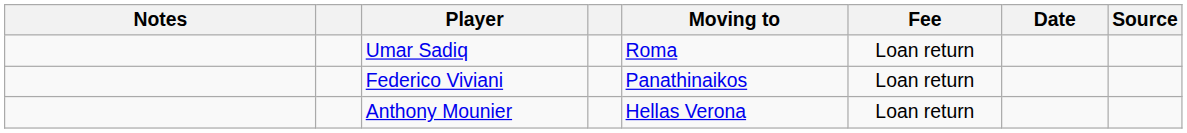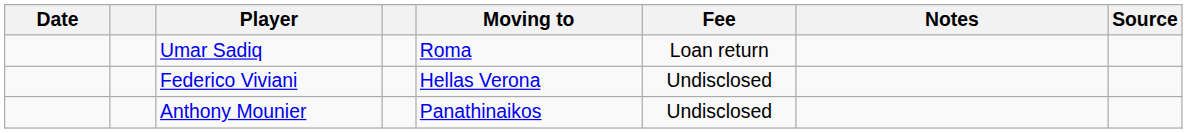columns swapped: (1055, 19) <-> (160, 19)
(686, 81) Panathinaikos -> (480, 81) Hellas Verona
(925, 81) Loan return -> (719, 81) Undisclosed
(686, 111) Hellas Verona -> (481, 111) Panathinaikos
(925, 111) Loan return -> (719, 111) Undisclosed
